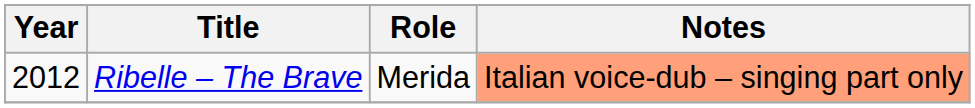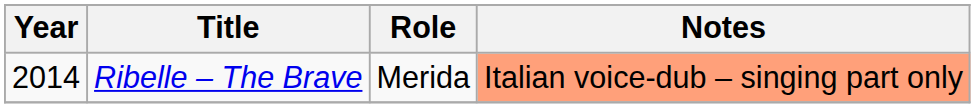(46, 77) 2012 -> (46, 77) 2014
